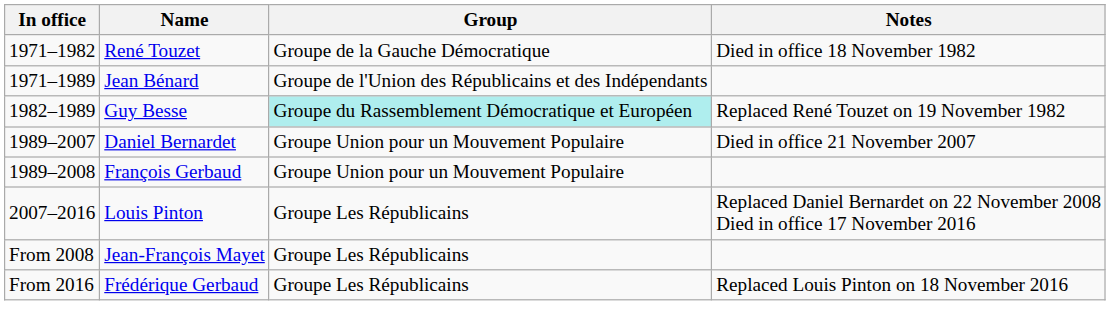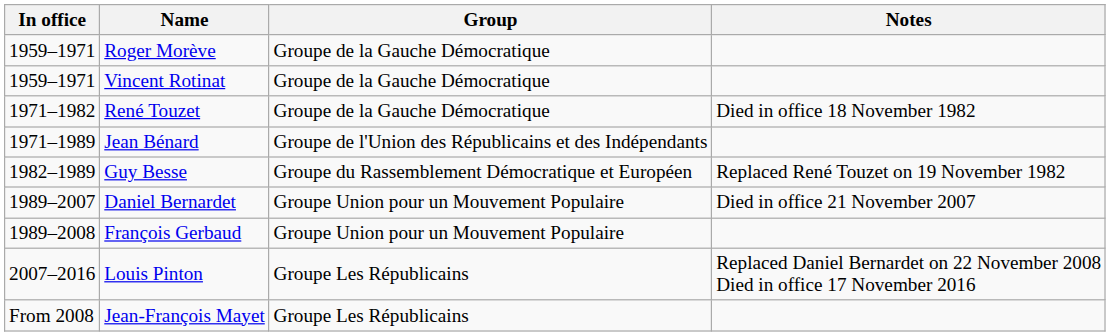+ row: (160, 50)
+ row: (165, 80)
(483, 111) paleturquoise background -> (483, 171) no background
- row: (181, 284)
